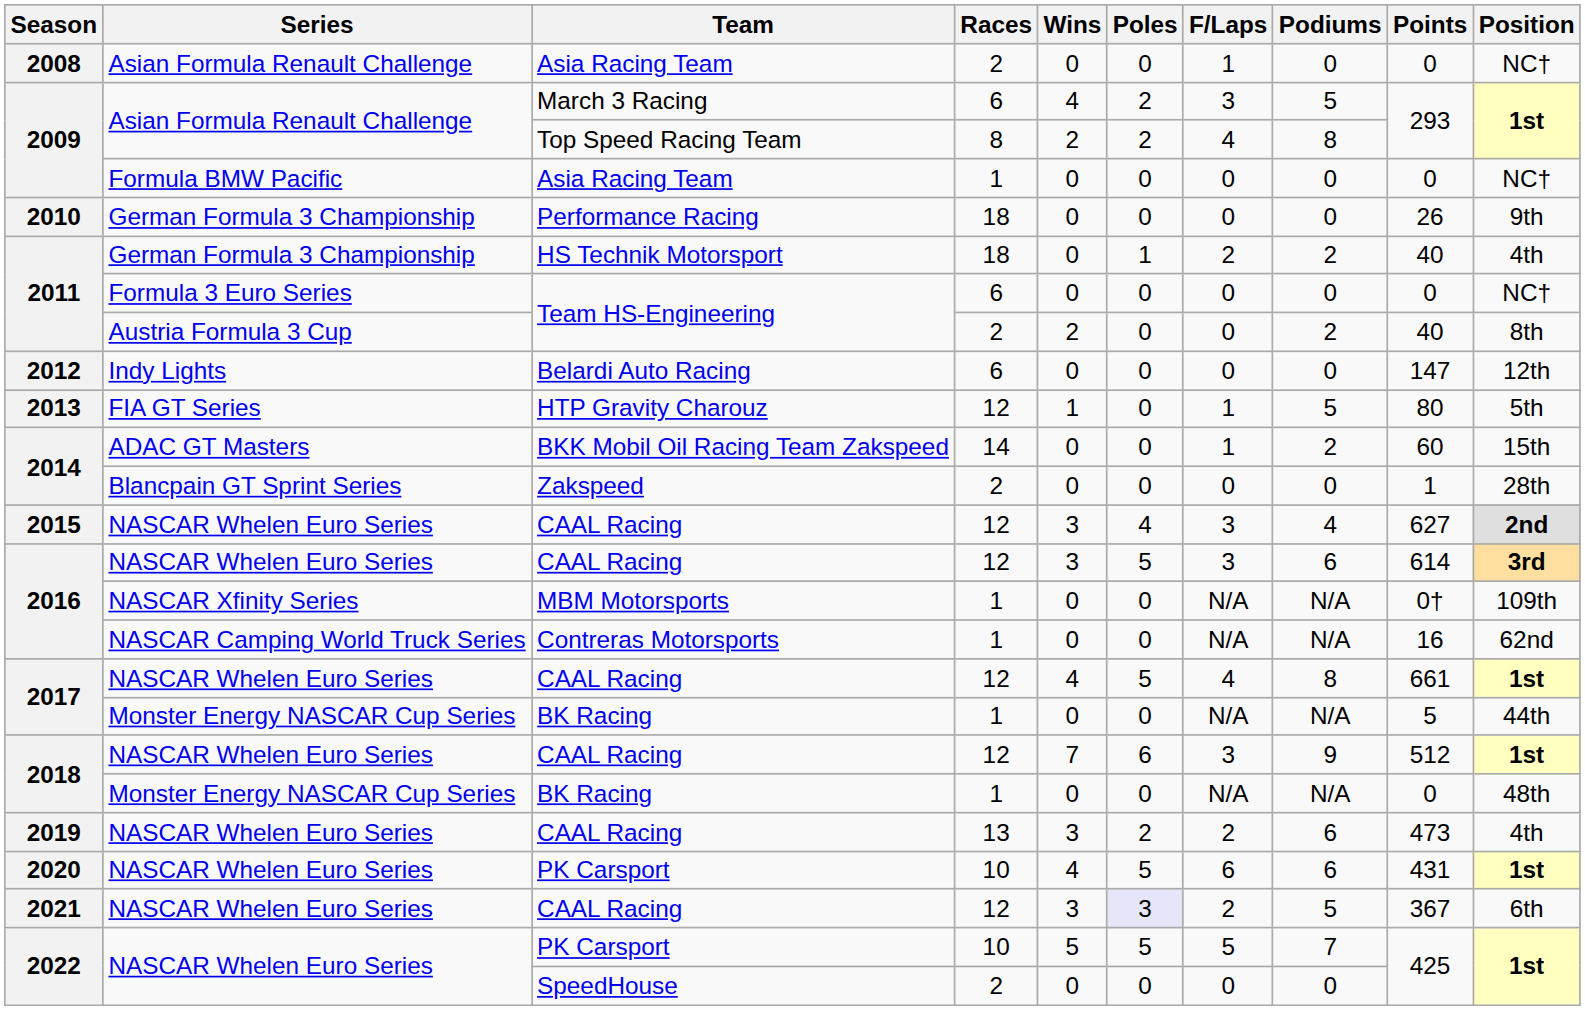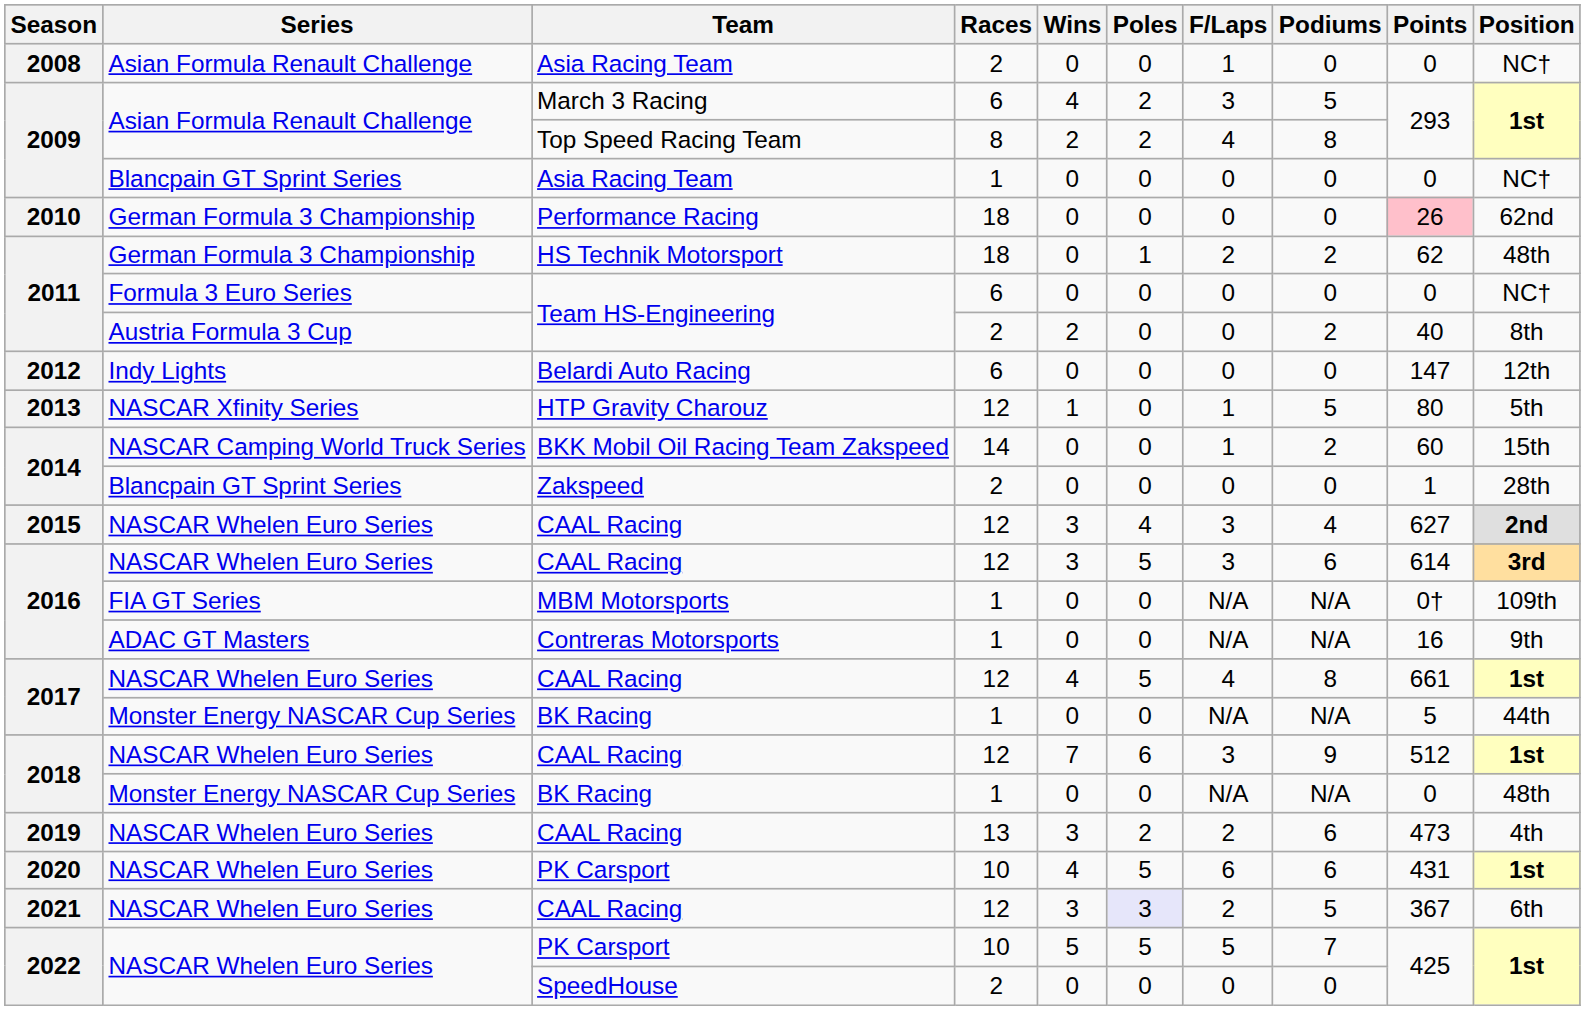(225, 178) Formula BMW Pacific -> (255, 178) Blancpain GT Sprint Series
(1430, 217) no background -> (1430, 217) pink background
(1527, 217) 9th -> (1527, 217) 62nd
(1430, 255) 40 -> (1430, 255) 62
(1527, 255) 4th -> (1527, 255) 48th
(185, 409) FIA GT Series -> (234, 409) NASCAR Xfinity Series
(209, 447) ADAC GT Masters -> (317, 447) NASCAR Camping World Truck Series
(234, 601) NASCAR Xfinity Series -> (185, 601) FIA GT Series
(317, 640) NASCAR Camping World Truck Series -> (209, 640) ADAC GT Masters
(1527, 640) 62nd -> (1527, 640) 9th
